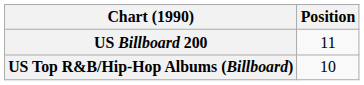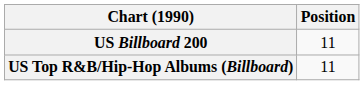(328, 67) 10 -> (328, 67) 11
